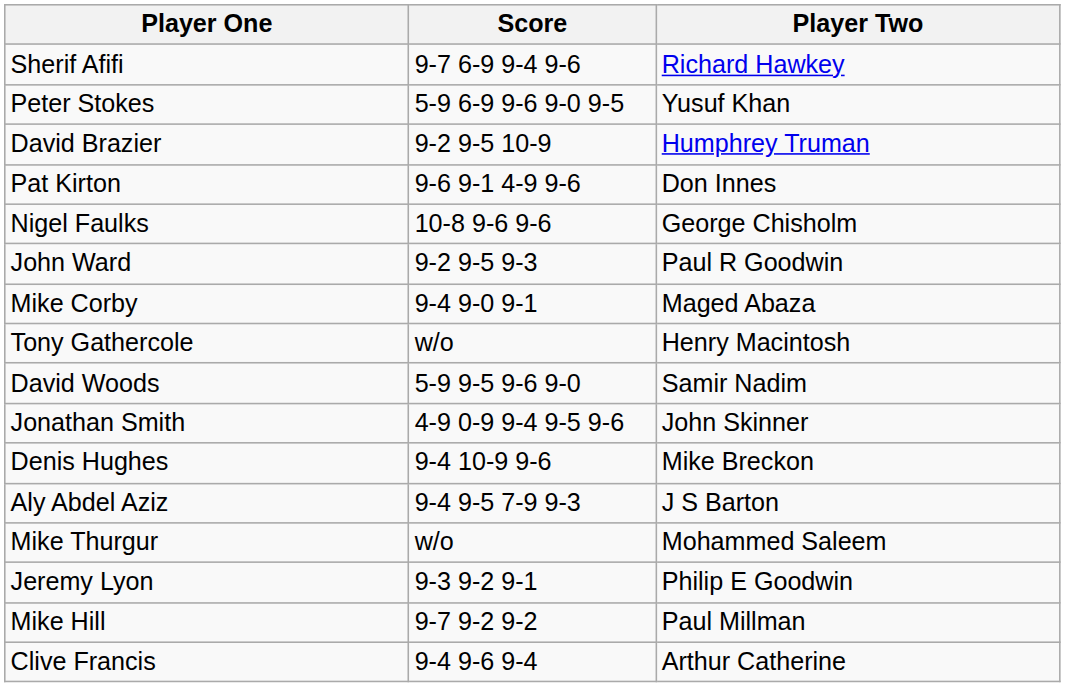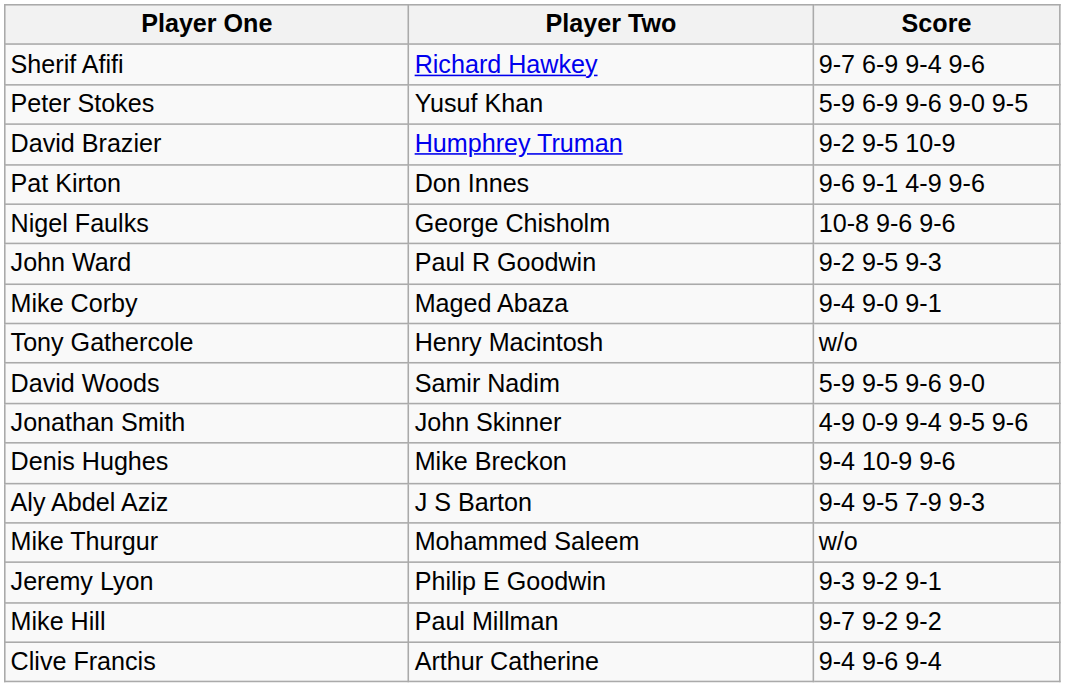columns swapped: (858, 24) <-> (532, 24)
